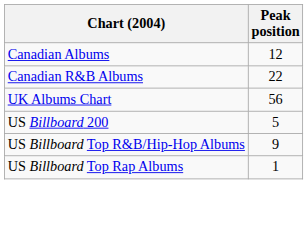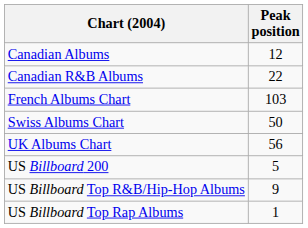+ row: (69, 99)
+ row: (66, 122)
